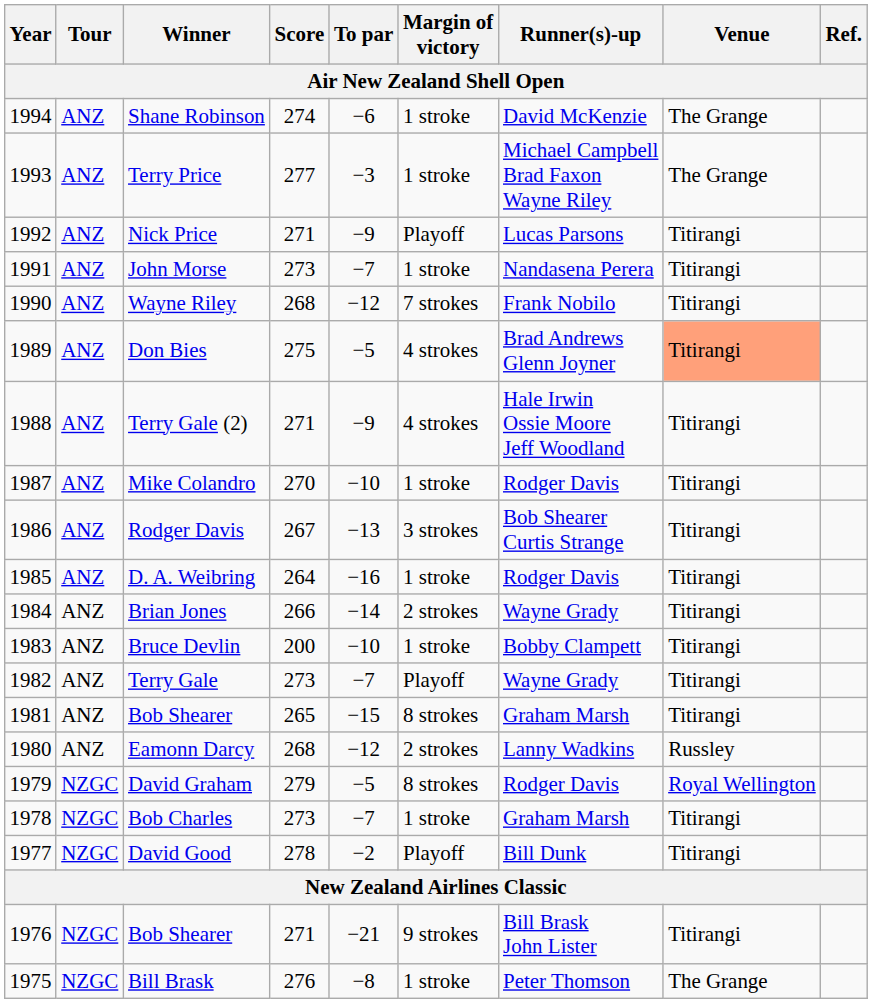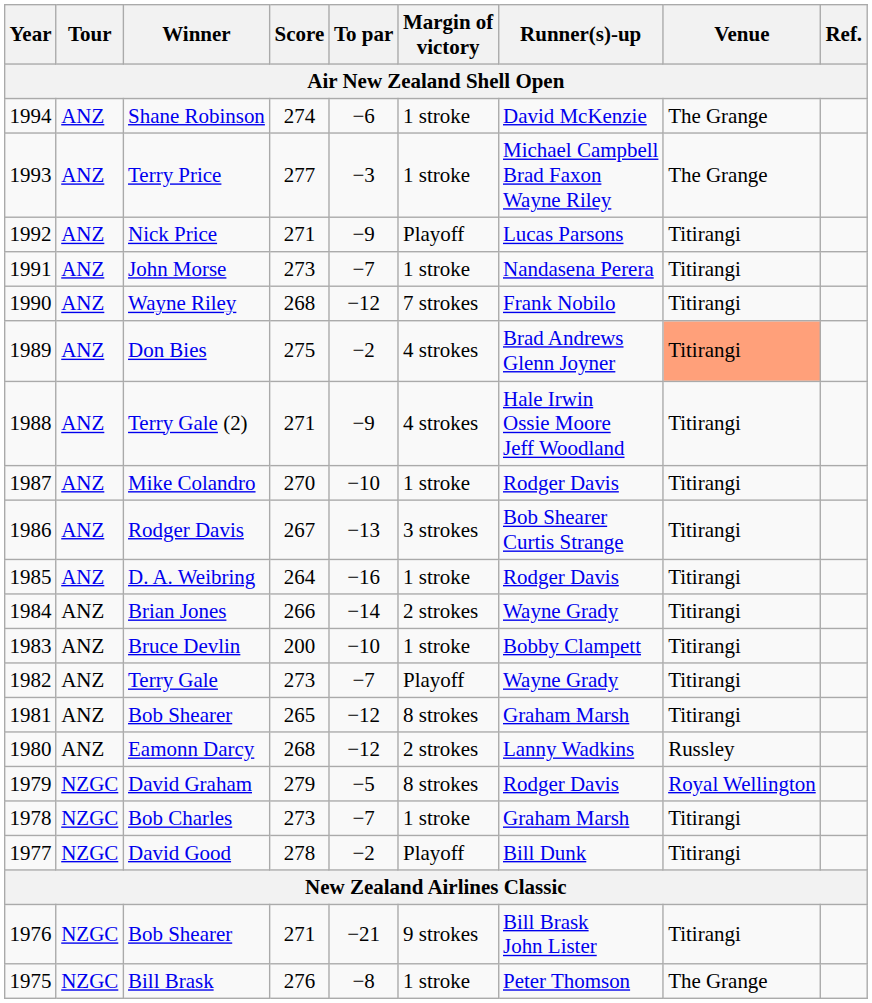(364, 351) −5 -> (364, 351) −2
(364, 714) −15 -> (364, 714) −12
